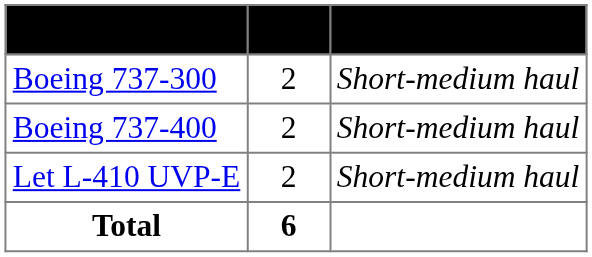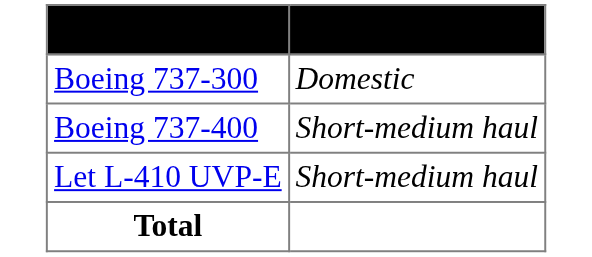- column: (289, 29)
(458, 78) Short-medium haul -> (355, 78) Domestic
